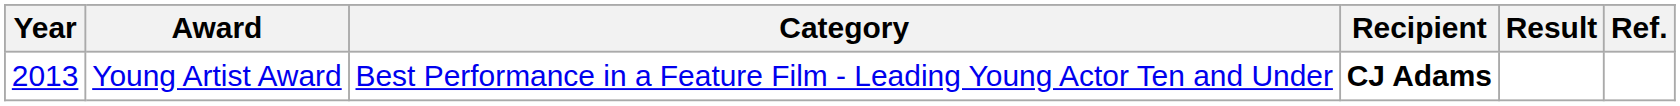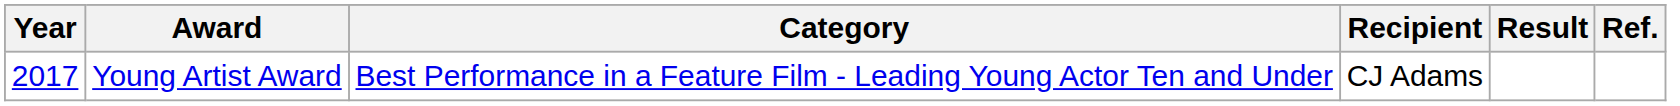(45, 75) 2013 -> (45, 75) 2017
(1419, 75) bold -> (1415, 75) normal
